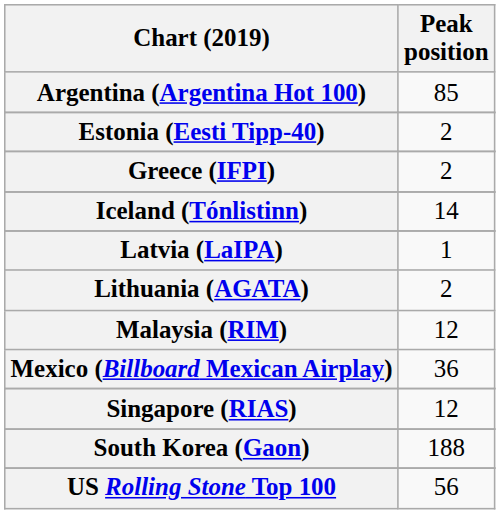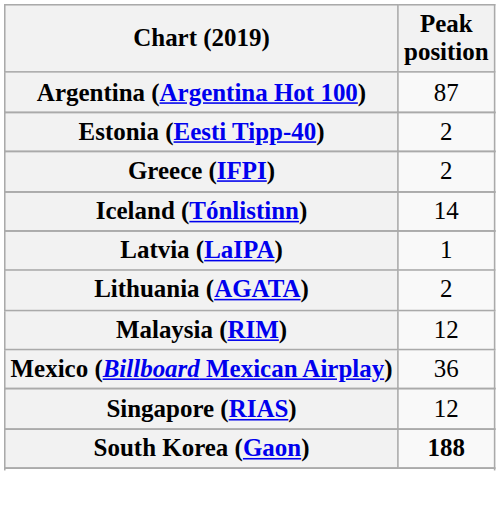(446, 91) 85 -> (446, 91) 87
(446, 448) normal -> (446, 448) bold
- row: (202, 487)
